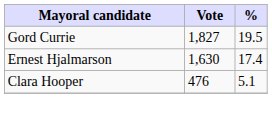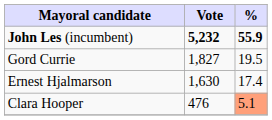+ row: (70, 37)
(247, 81) no background -> (247, 103) lightsalmon background
